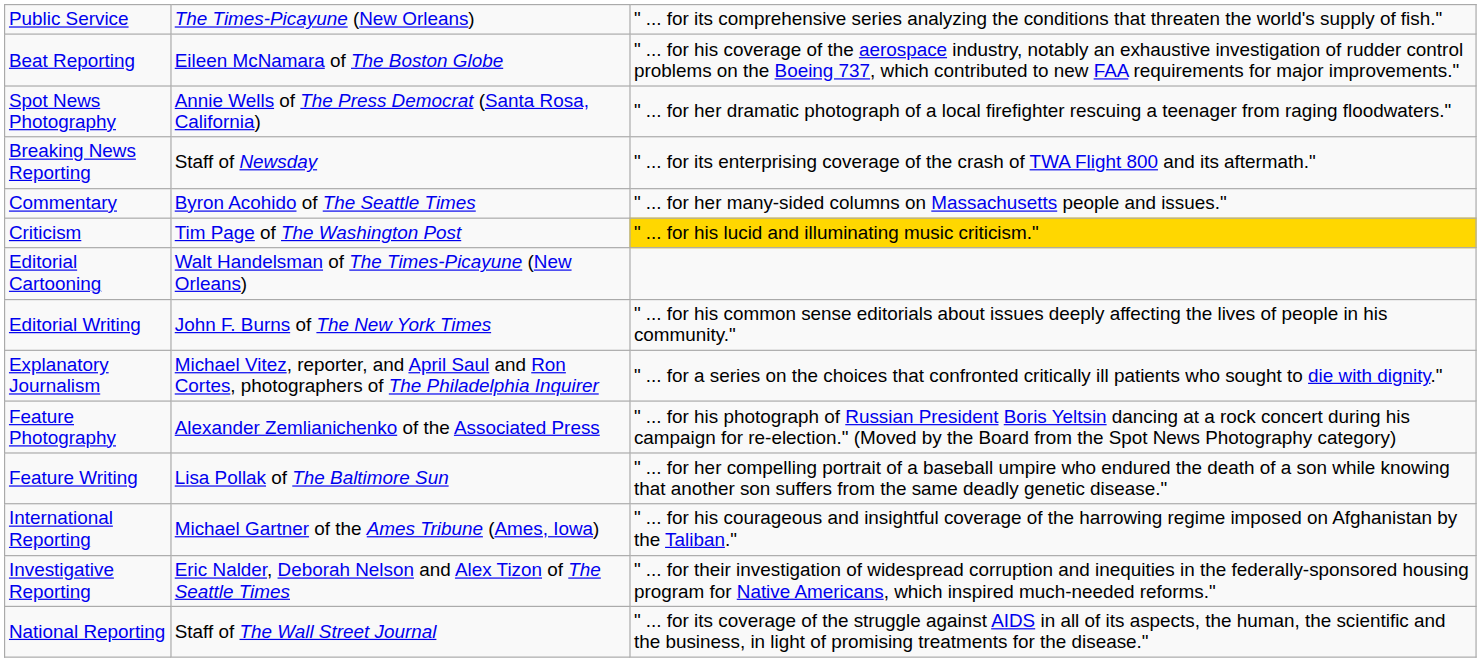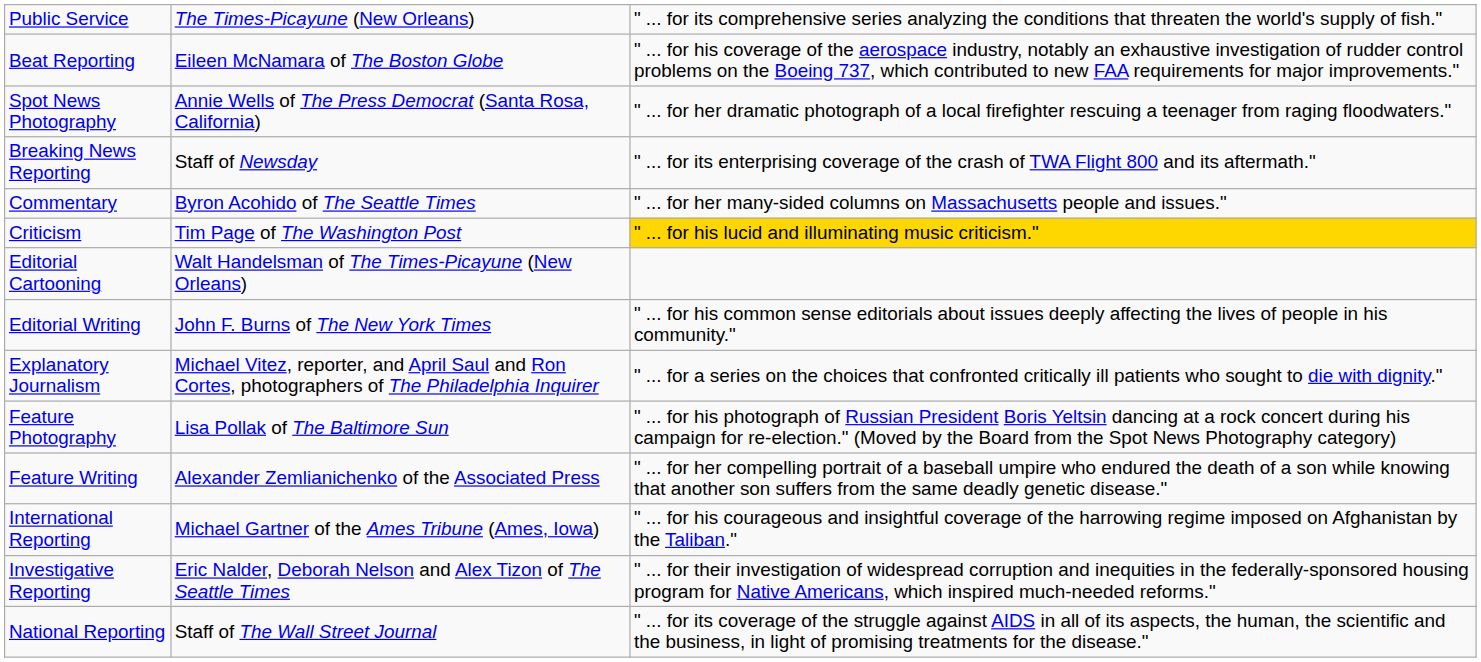(387, 427) Alexander Zemlianichenko of the Associated Press -> (312, 427) Lisa Pollak of The Baltimore Sun
(312, 478) Lisa Pollak of The Baltimore Sun -> (387, 478) Alexander Zemlianichenko of the Associated Press
